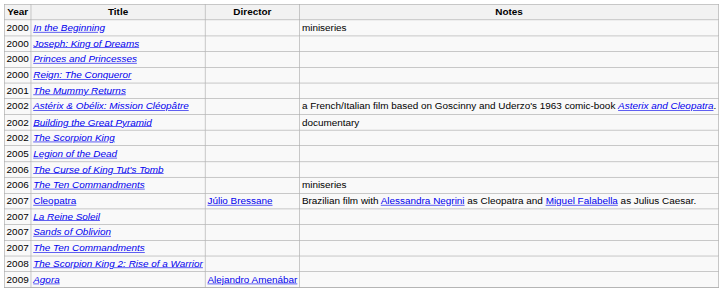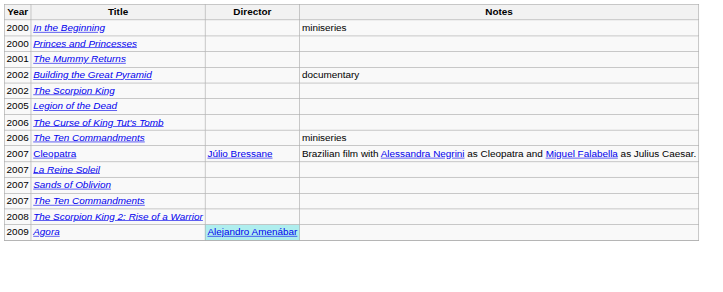- row: (18, 43)
- row: (18, 75)
- row: (18, 106)
(252, 279) no background -> (252, 232) paleturquoise background
